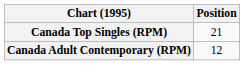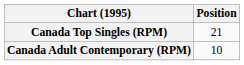(217, 50) 12 -> (217, 50) 10
